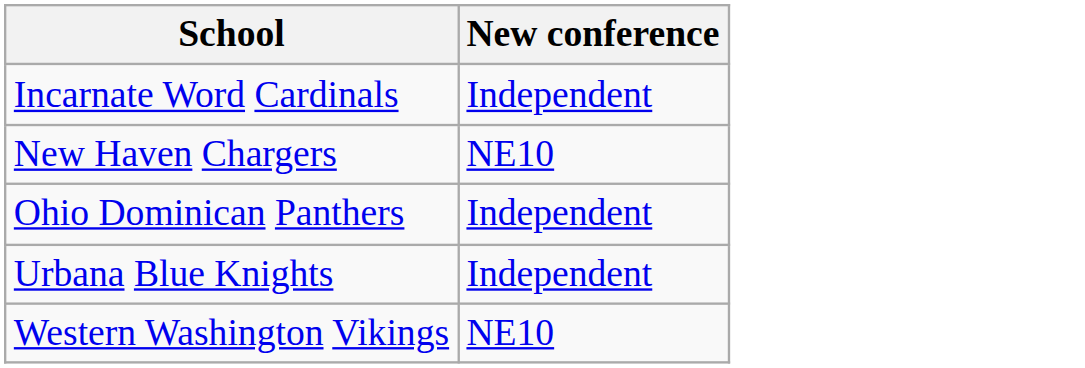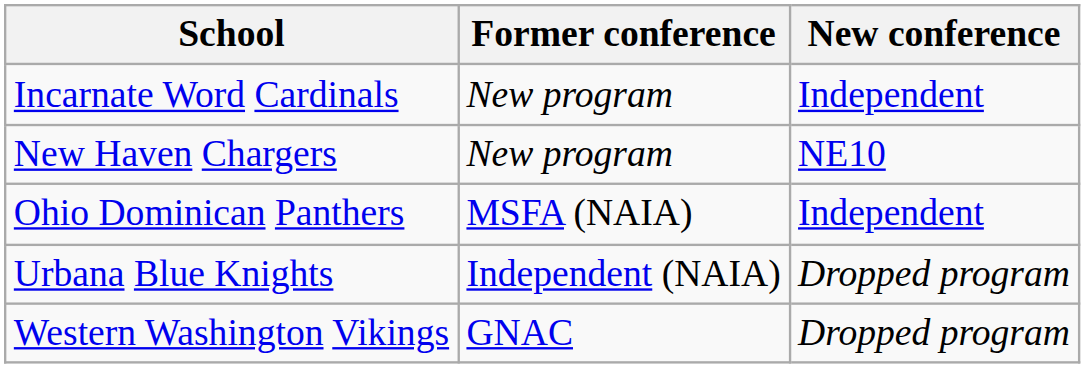+ column: (624, 34)
(559, 272) Independent -> (934, 272) Dropped program
(510, 332) NE10 -> (934, 332) Dropped program
